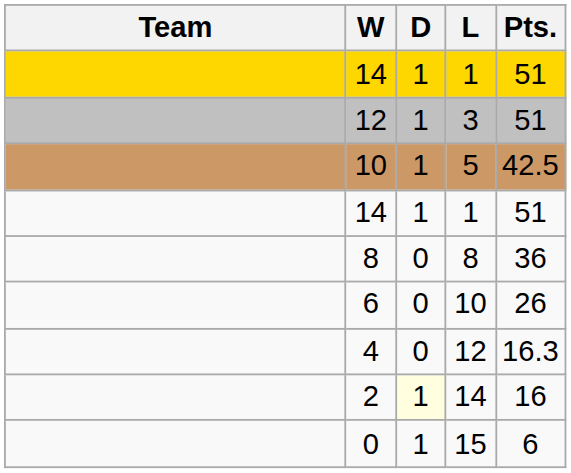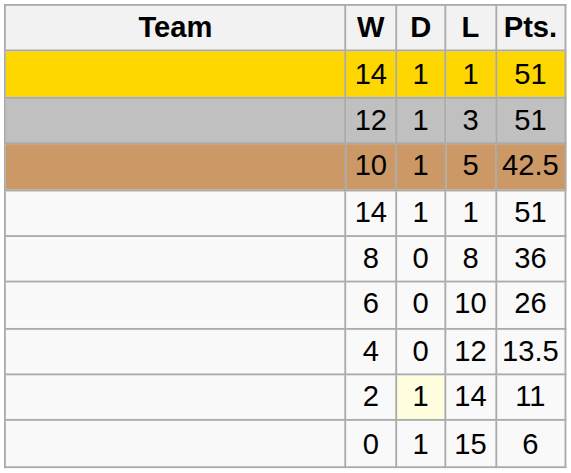(530, 350) 16.3 -> (530, 350) 13.5
(530, 397) 16 -> (530, 397) 11
